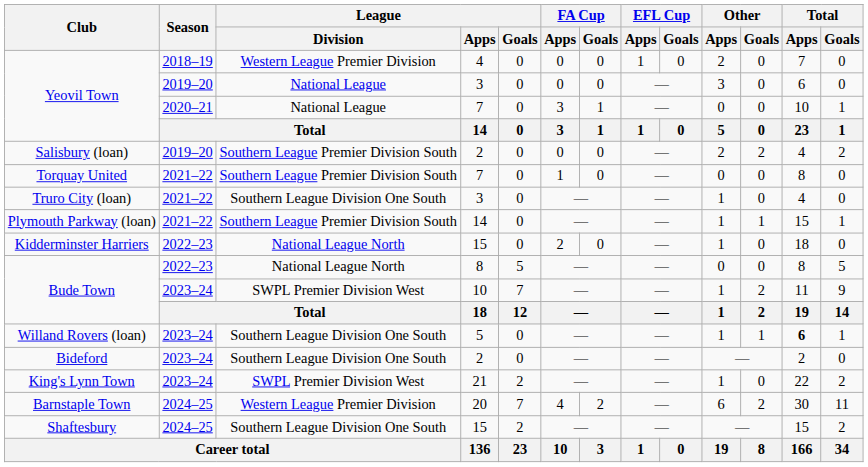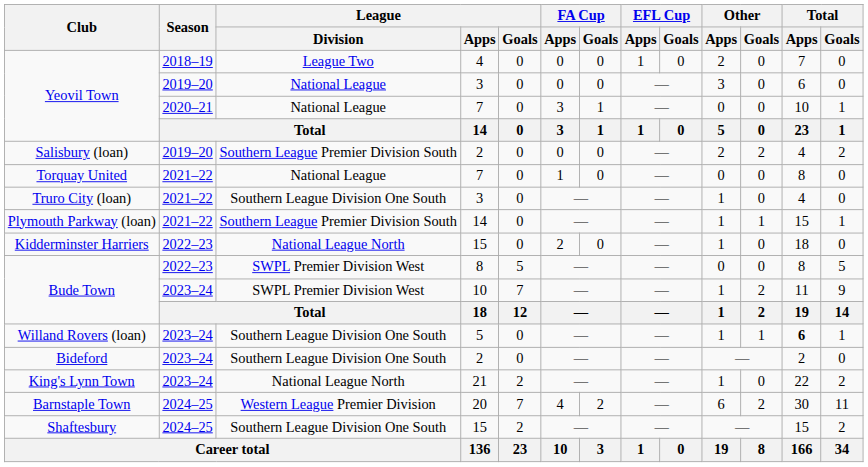(338, 61) Western League Premier Division -> (338, 61) League Two
(338, 175) Southern League Premier Division South -> (338, 175) National League
(338, 267) National League North -> (338, 267) SWPL Premier Division West
(338, 381) SWPL Premier Division West -> (338, 381) National League North
